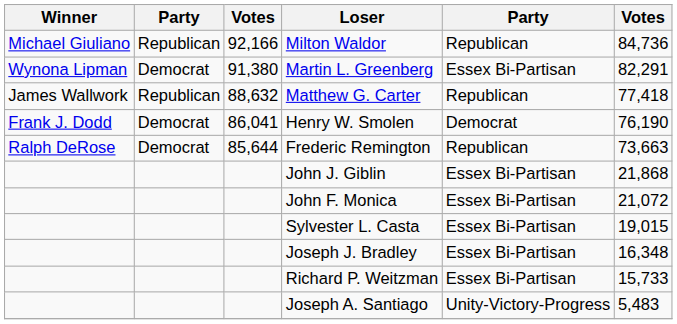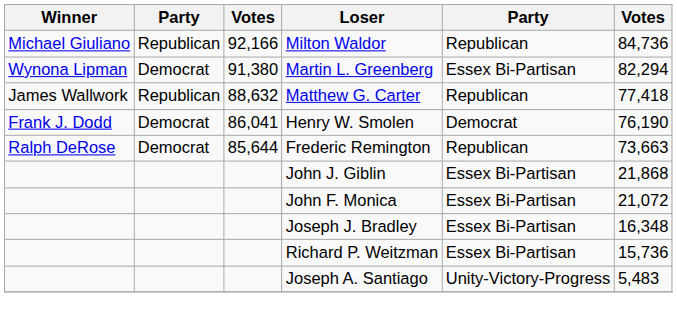(643, 69) 82,291 -> (643, 69) 82,294
- row: (353, 226)
(643, 278) 15,733 -> (643, 252) 15,736
